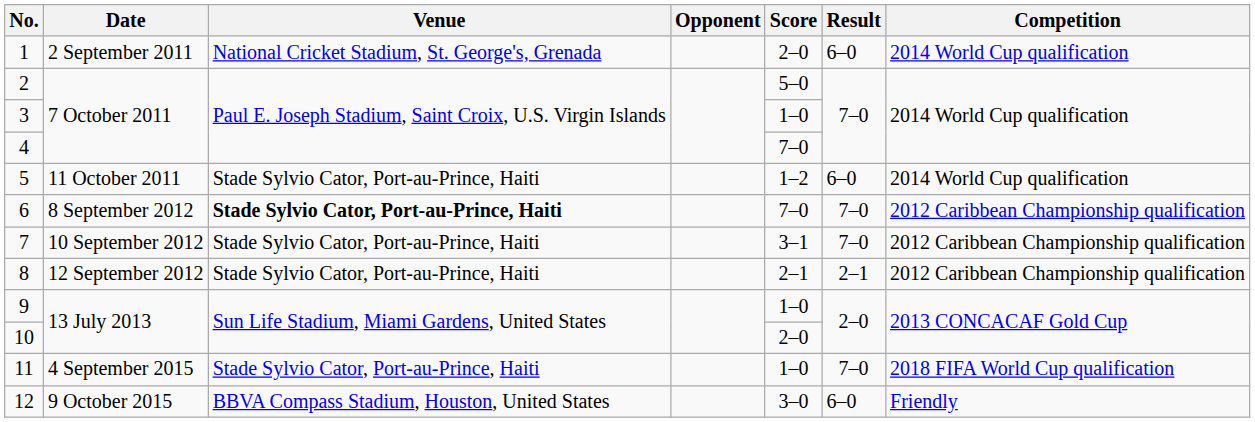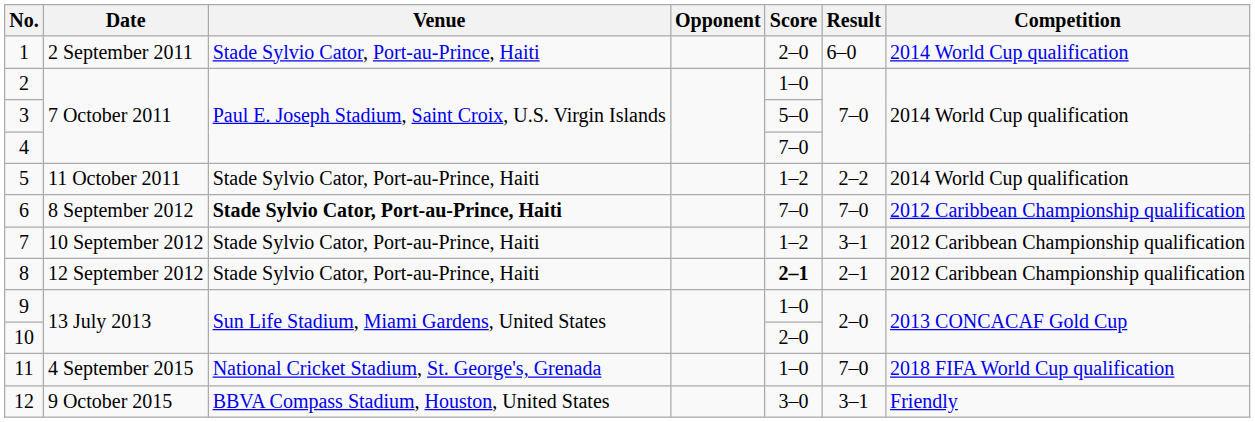(407, 52) National Cricket Stadium, St. George's, Grenada -> (376, 52) Stade Sylvio Cator, Port-au-Prince, Haiti
(793, 83) 5–0 -> (793, 83) 1–0
(793, 115) 1–0 -> (793, 115) 5–0
(841, 178) 6–0 -> (854, 178) 2–2
(793, 242) 3–1 -> (793, 242) 1–2
(854, 242) 7–0 -> (854, 242) 3–1
(793, 274) normal -> (793, 274) bold
(376, 369) Stade Sylvio Cator, Port-au-Prince, Haiti -> (407, 369) National Cricket Stadium, St. George's, Grenada
(841, 400) 6–0 -> (854, 400) 3–1
